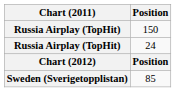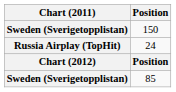(67, 29) Russia Airplay (TopHit) -> (67, 29) Sweden (Sverigetopplistan)
